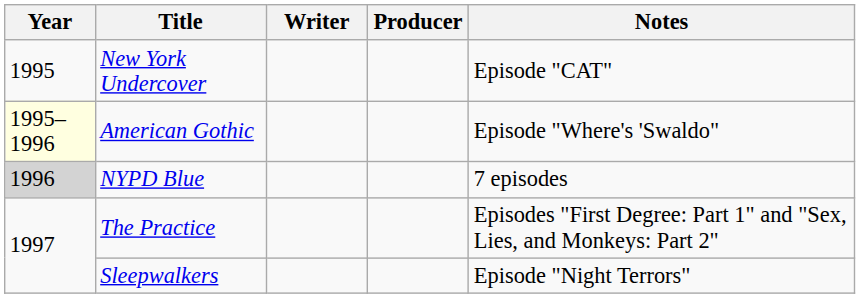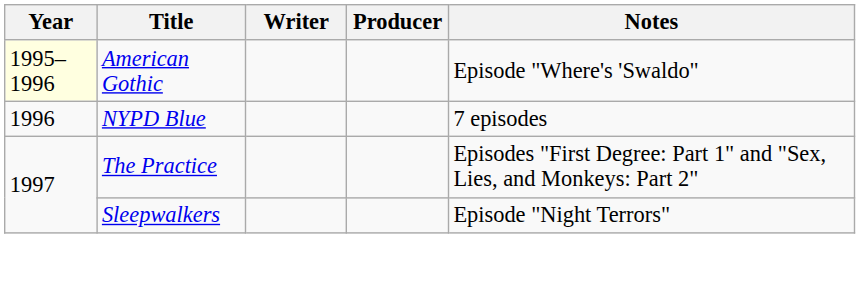- row: (153, 70)
(32, 179) lightgrey background -> (32, 118) no background
